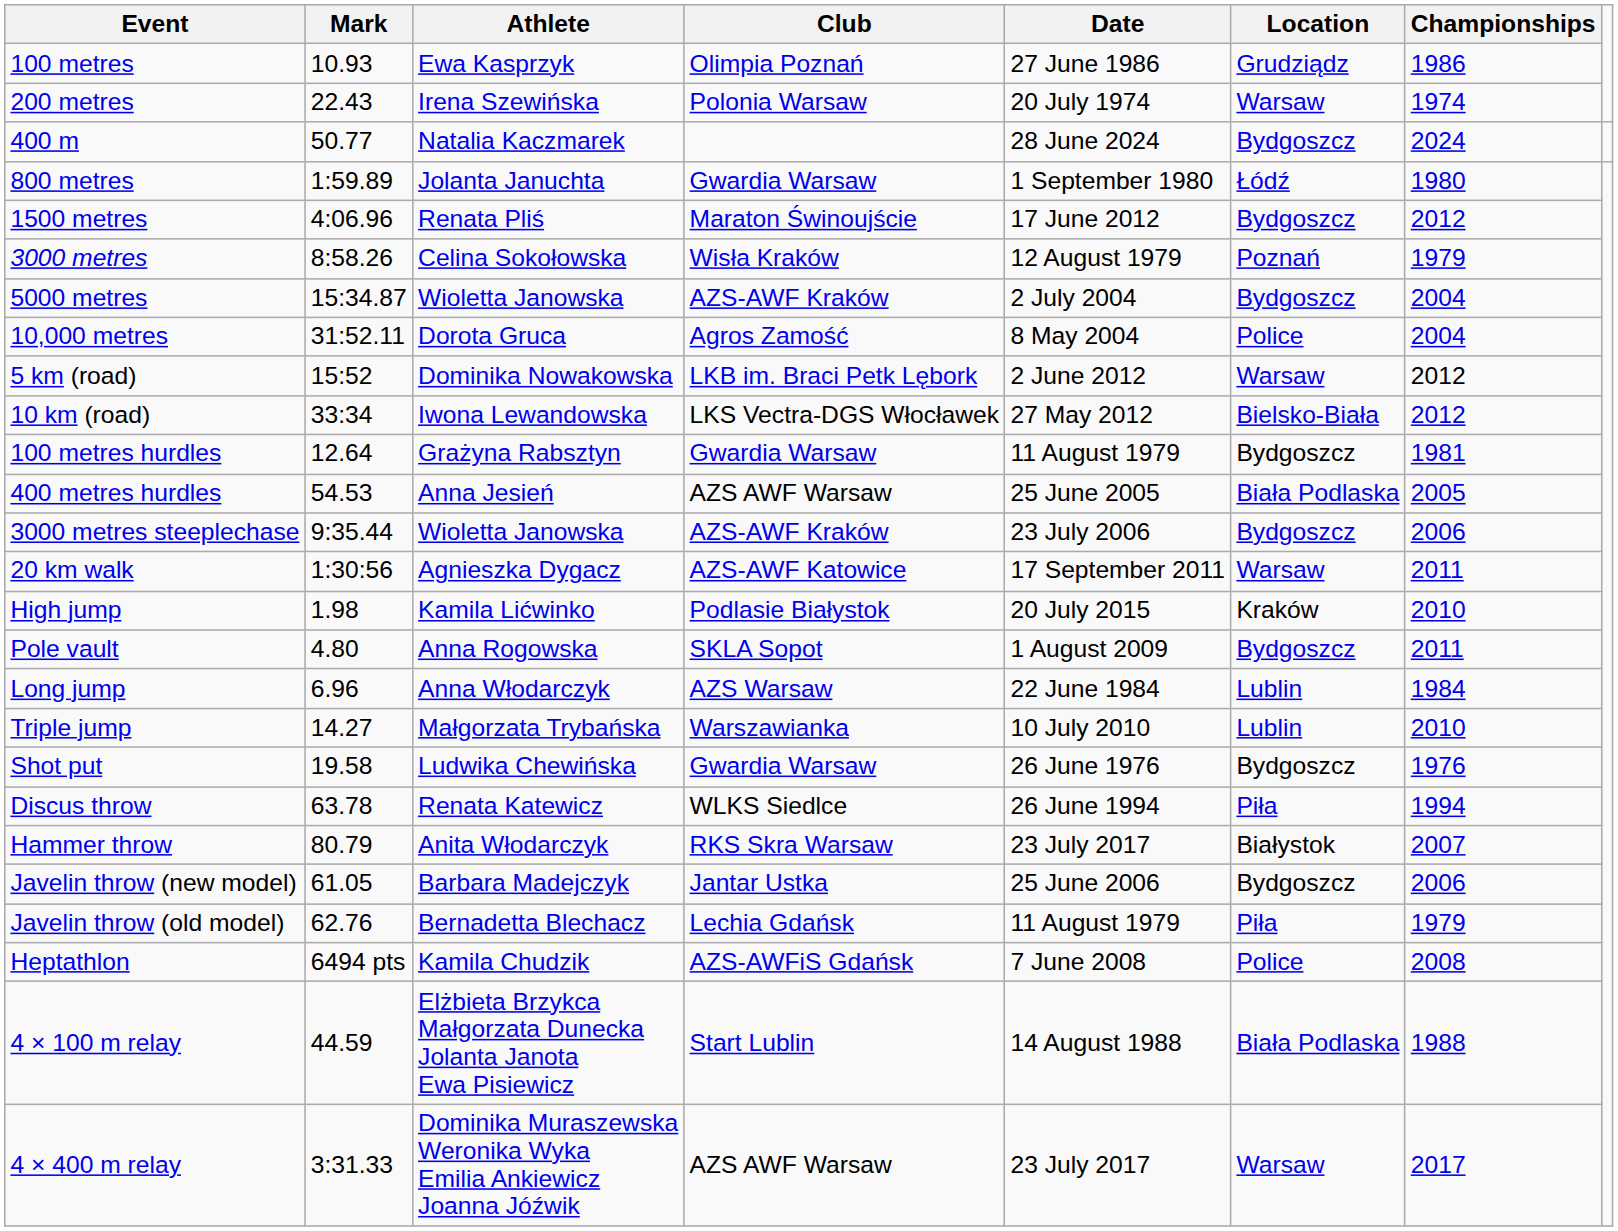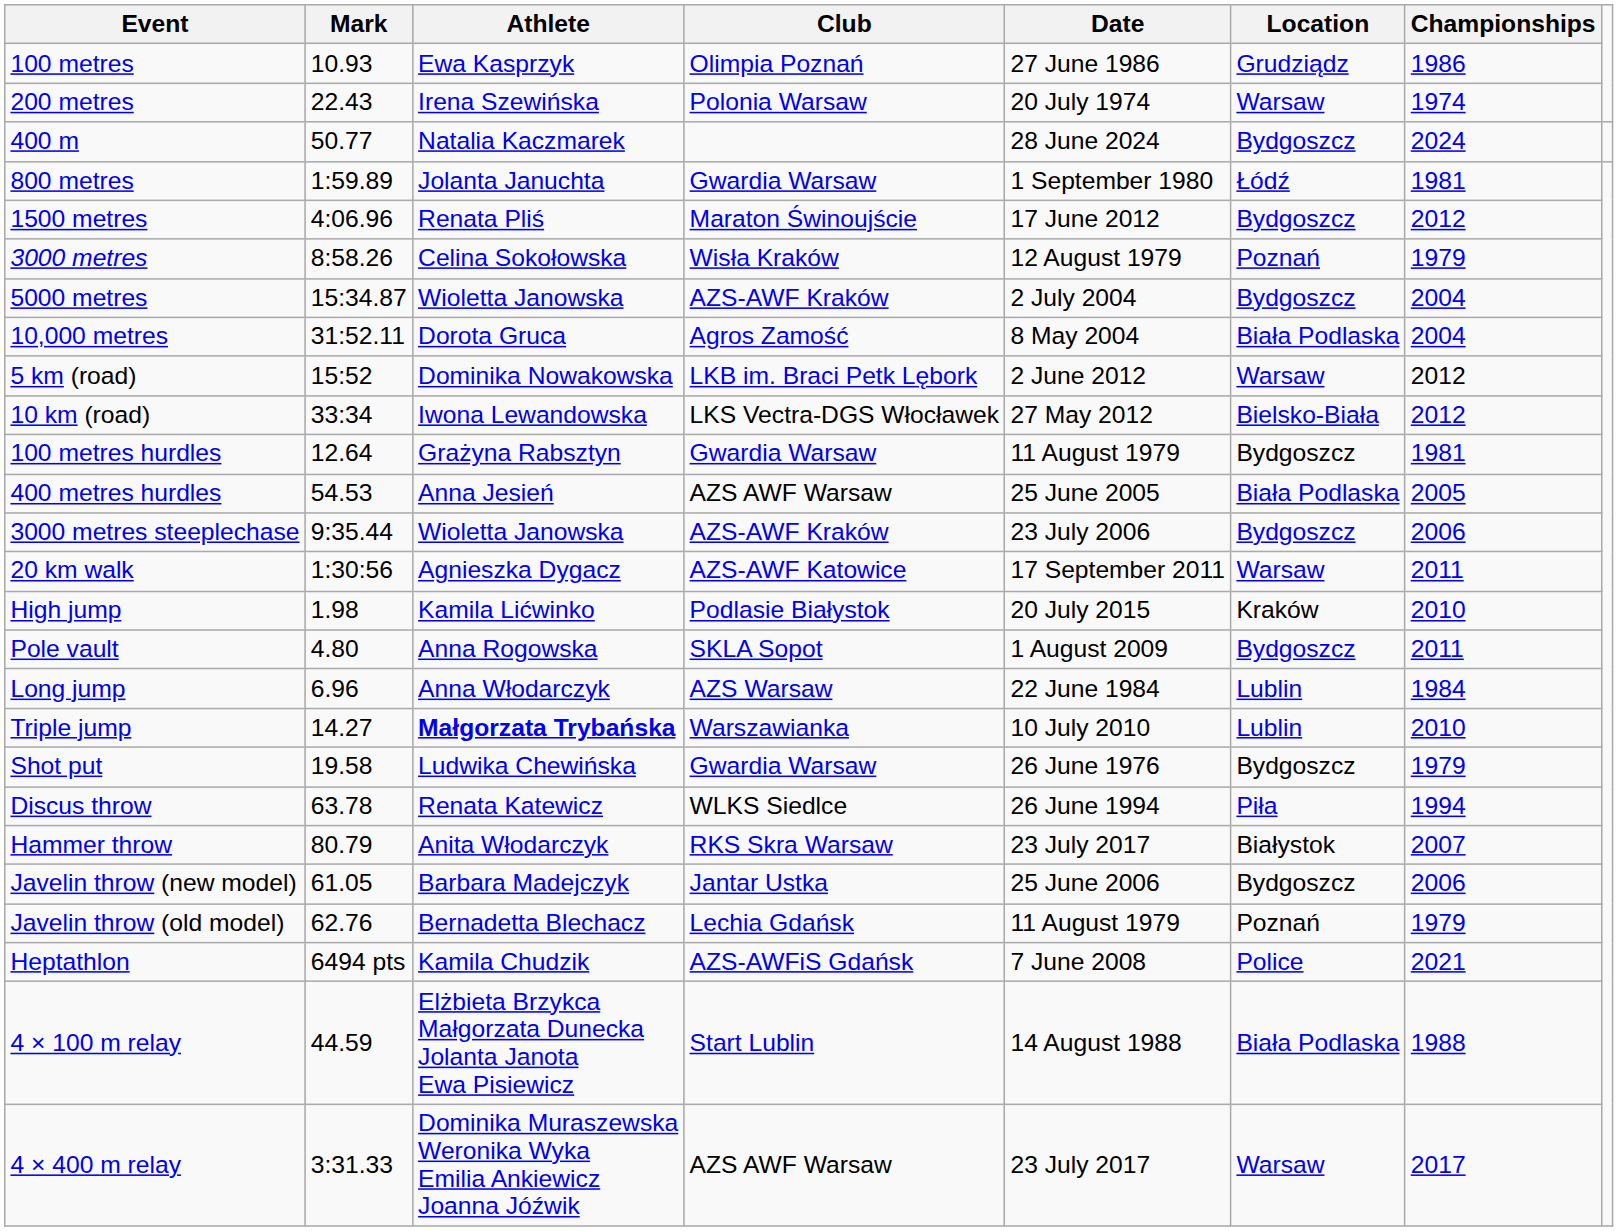(1438, 180) 1980 -> (1438, 180) 1981
(1270, 336) Police -> (1318, 336) Biała Podlaska
(539, 727) normal -> (547, 727) bold
(1438, 766) 1976 -> (1438, 766) 1979
(1257, 922) Piła -> (1278, 922) Poznań
(1438, 961) 2008 -> (1438, 961) 2021
